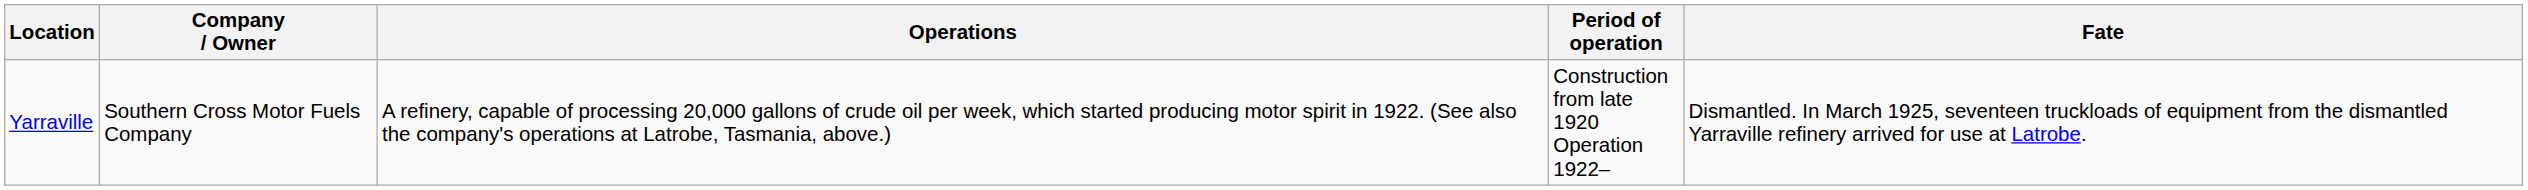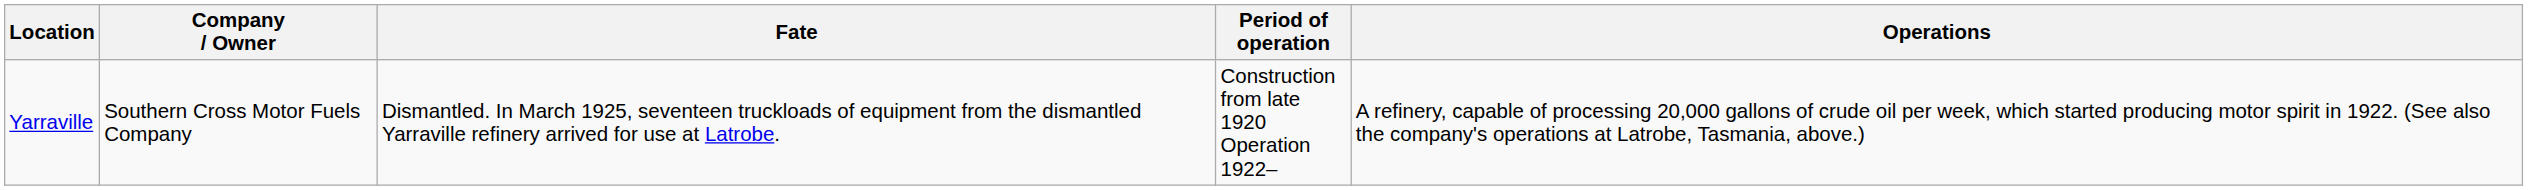columns swapped: (963, 32) <-> (2103, 32)
